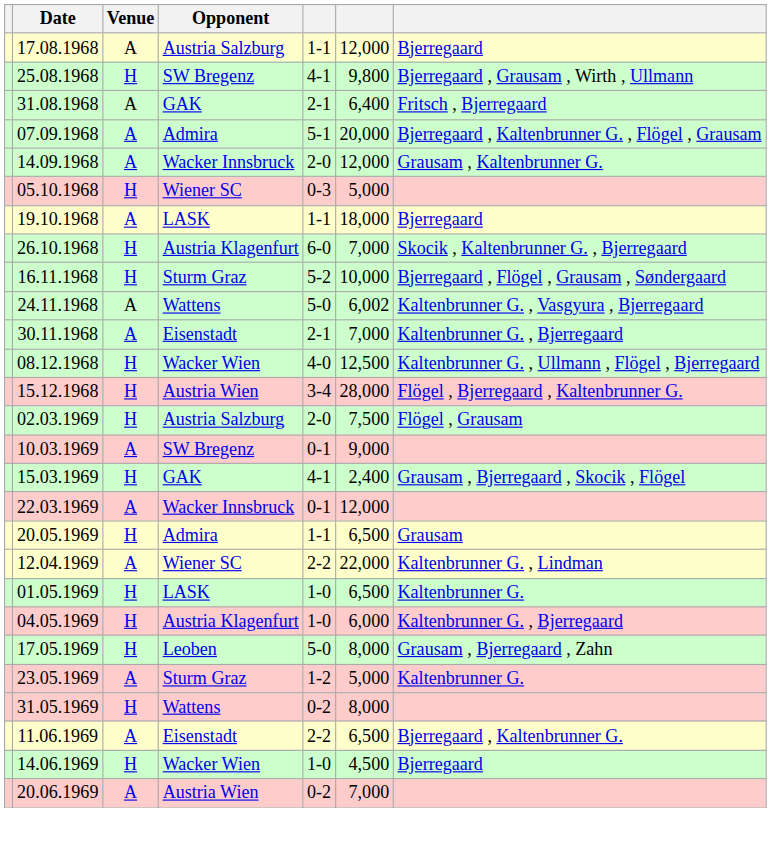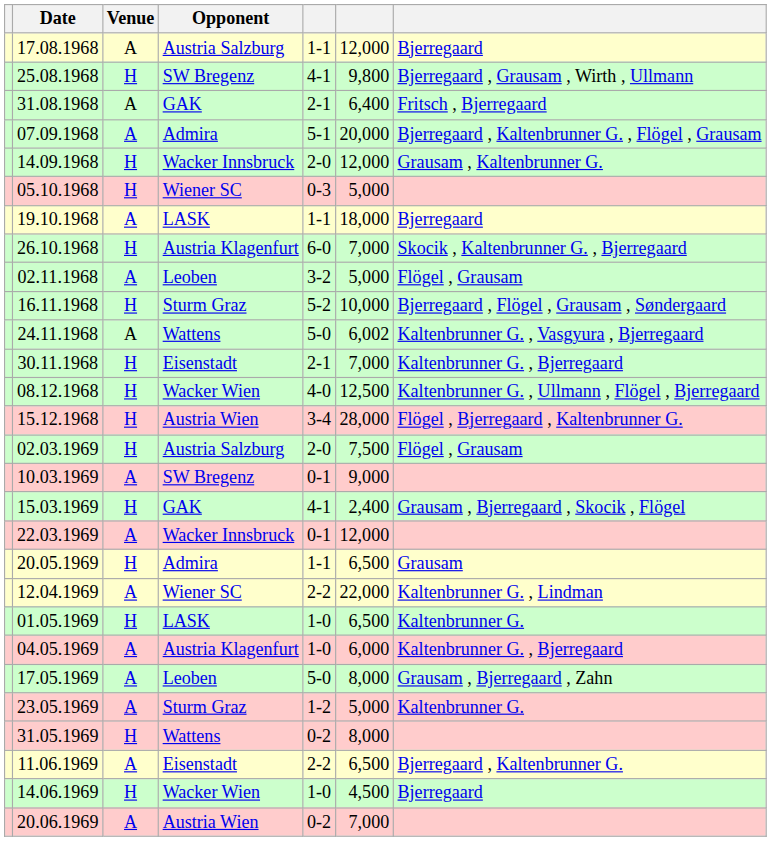(131, 162) A -> (131, 162) H
+ row: (58, 276)
(131, 334) A -> (131, 362) H
(131, 620) H -> (131, 649) A
(131, 649) H -> (131, 678) A
